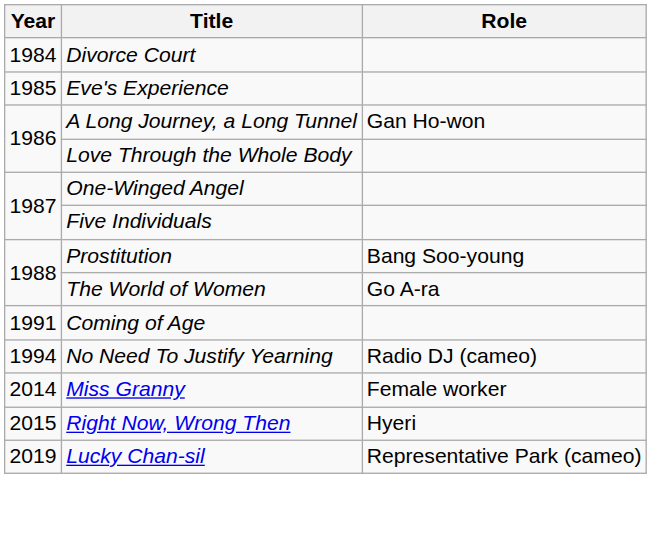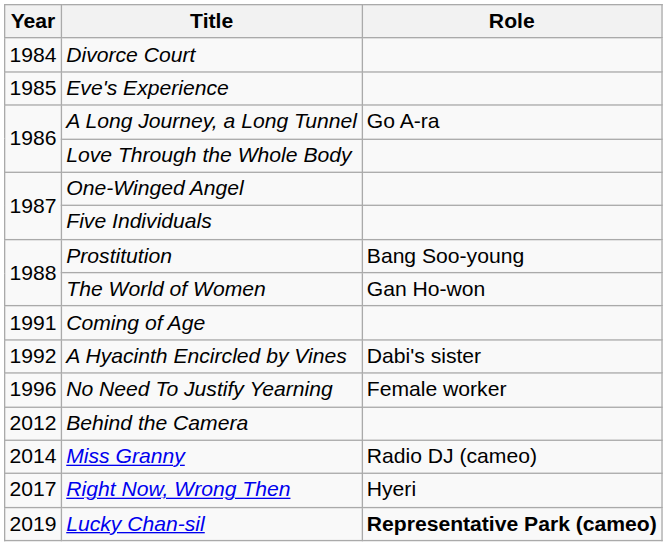(426, 121) Gan Ho-won -> (403, 121) Go A-ra
(403, 289) Go A-ra -> (426, 289) Gan Ho-won
+ row: (207, 356)
(33, 356) 1994 -> (33, 389) 1996
(452, 356) Radio DJ (cameo) -> (437, 389) Female worker
+ row: (157, 423)
(437, 389) Female worker -> (452, 456) Radio DJ (cameo)
(33, 423) 2015 -> (33, 490) 2017
(504, 456) normal -> (512, 523) bold
